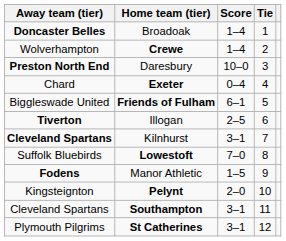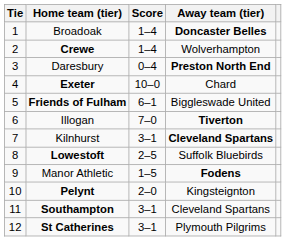columns swapped: (265, 13) <-> (59, 13)
(236, 66) 10–0 -> (147, 66) 0–4
(236, 84) 0–4 -> (147, 84) 10–0
(236, 120) 2–5 -> (147, 120) 7–0
(236, 155) 7–0 -> (147, 155) 2–5
